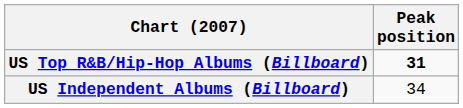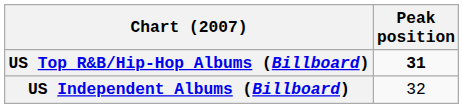(416, 90) 34 -> (416, 90) 32
